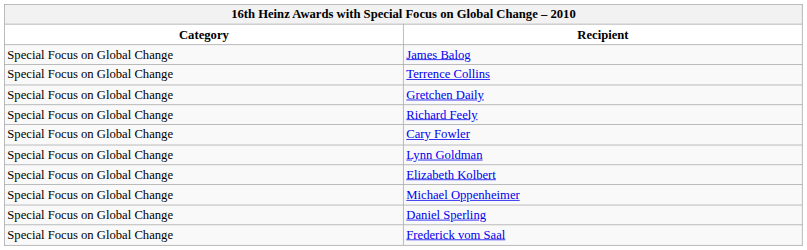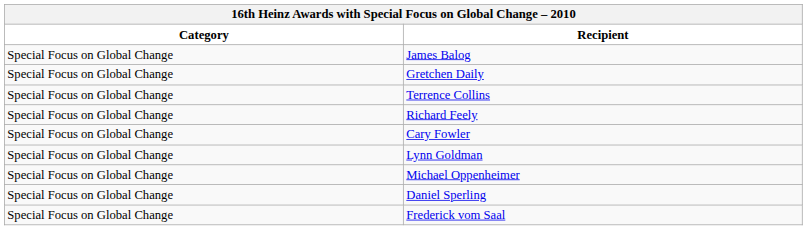rows swapped: (448, 74) <-> (445, 94)
- row: (451, 174)
